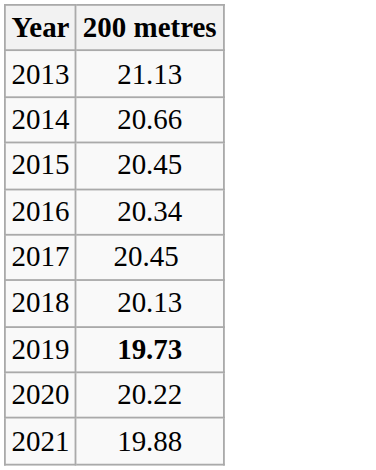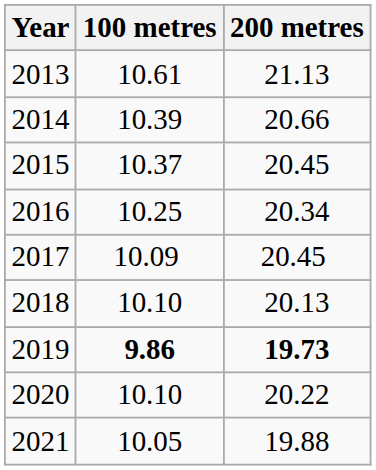+ column: (150, 27)
